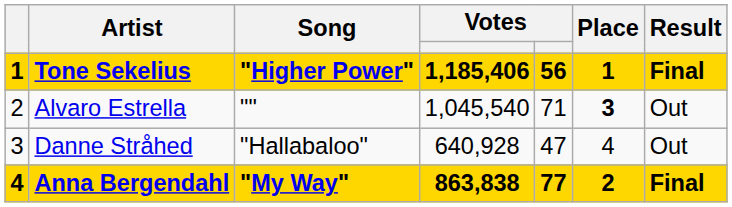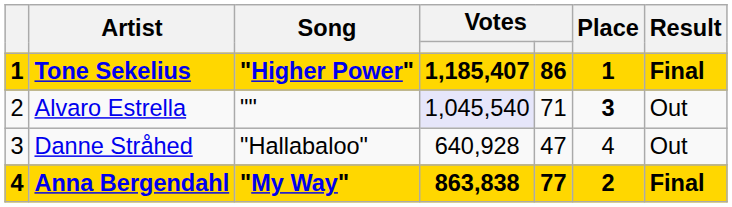(477, 71) 1,185,406 -> (477, 71) 1,185,407
(553, 71) 56 -> (553, 71) 86
(477, 108) no background -> (477, 108) lavender background
